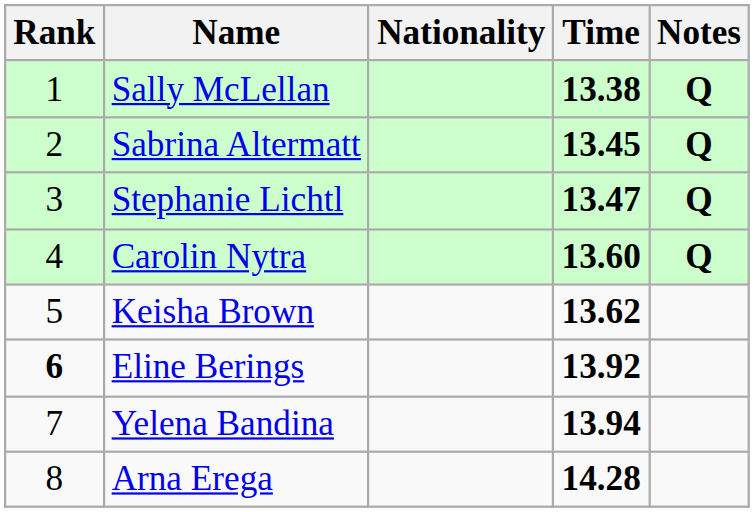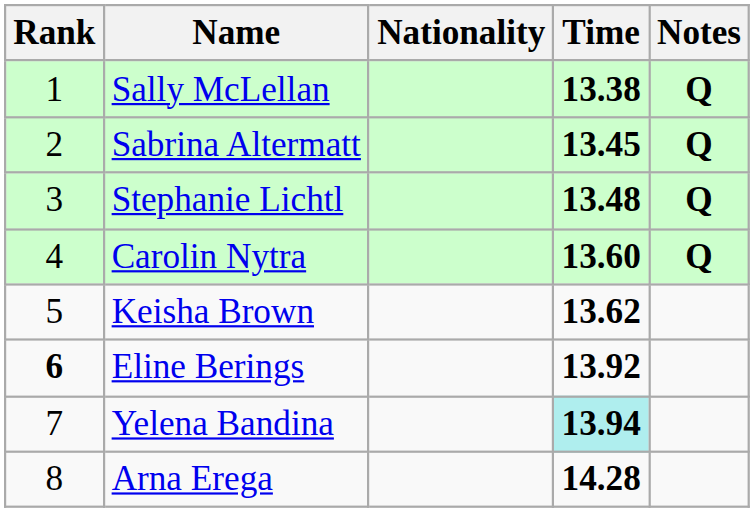(601, 199) 13.47 -> (601, 199) 13.48
(601, 423) no background -> (601, 423) paleturquoise background
